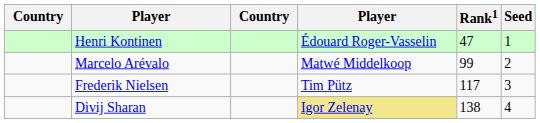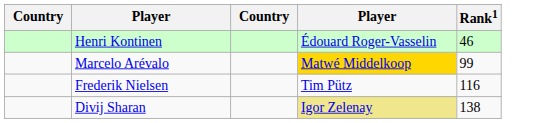- column: (518, 17)
(467, 41) 47 -> (467, 41) 46
(356, 63) no background -> (356, 63) gold background
(470, 85) 117 -> (470, 85) 116
